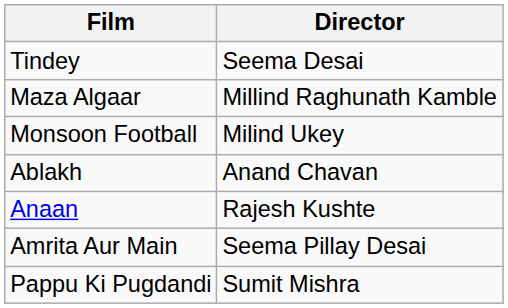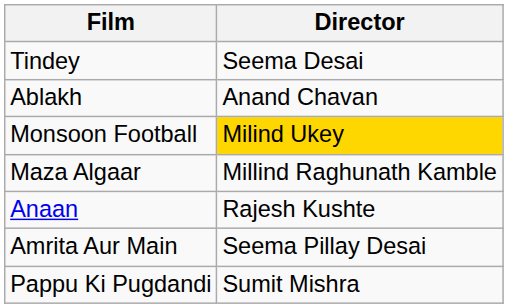rows swapped: (46, 172) <-> (76, 97)
(283, 135) no background -> (283, 135) gold background
